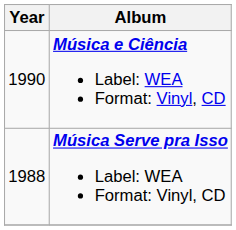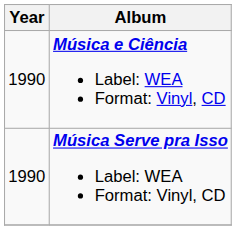(27, 176) 1988 -> (27, 176) 1990
